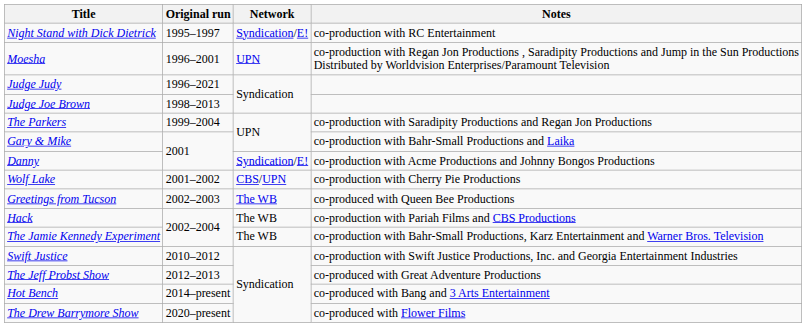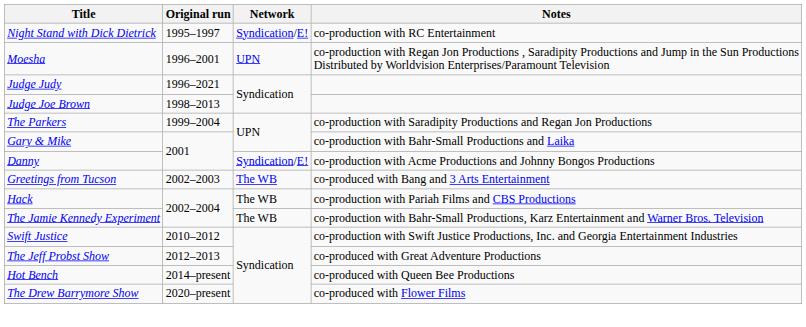- row: (31, 179)
(414, 198) co-produced with Queen Bee Productions -> (432, 179) co-produced with Bang and 3 Arts Entertainment
(432, 293) co-produced with Bang and 3 Arts Entertainment -> (414, 274) co-produced with Queen Bee Productions
